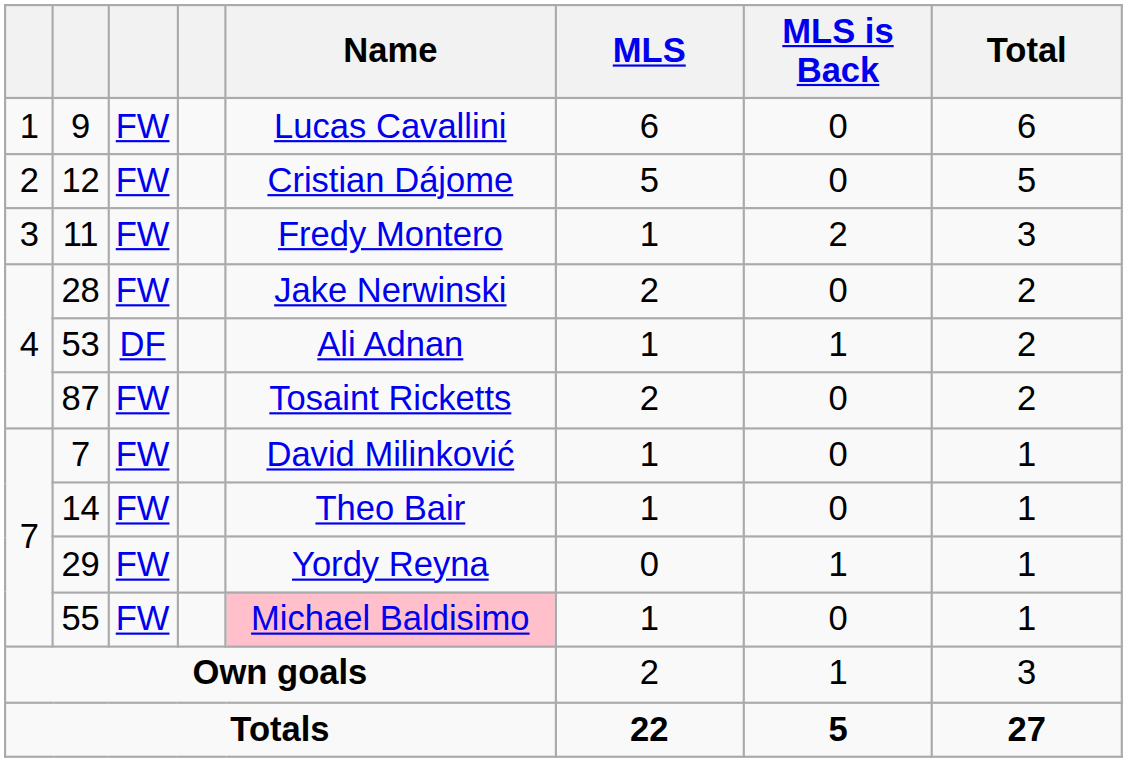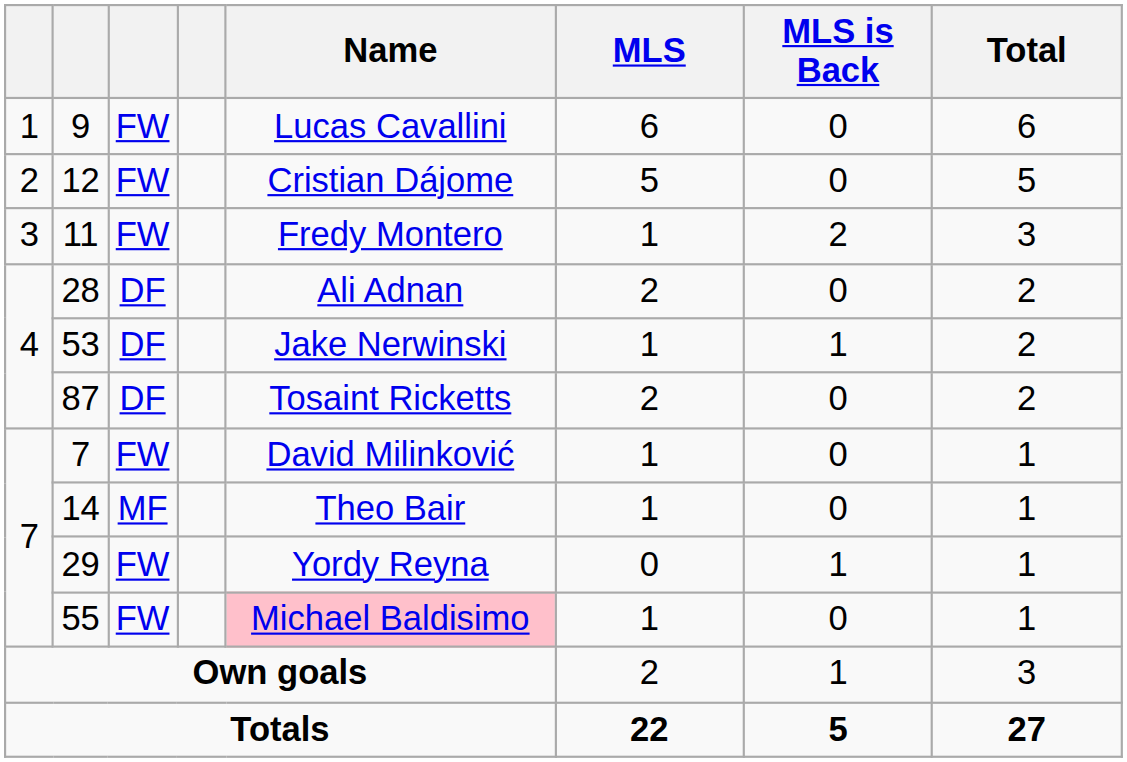(143, 290) FW -> (143, 290) DF
(390, 290) Jake Nerwinski -> (390, 290) Ali Adnan
(390, 344) Ali Adnan -> (390, 344) Jake Nerwinski
(143, 399) FW -> (143, 399) DF
(143, 509) FW -> (143, 509) MF
